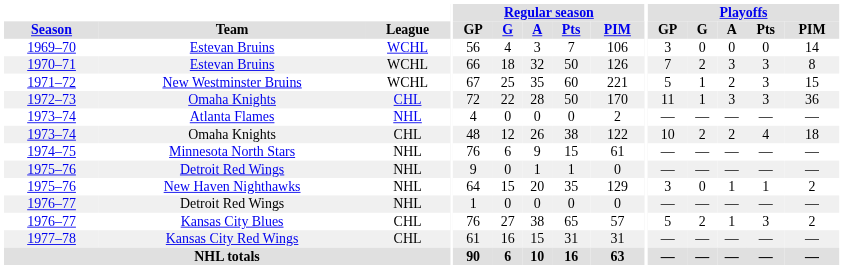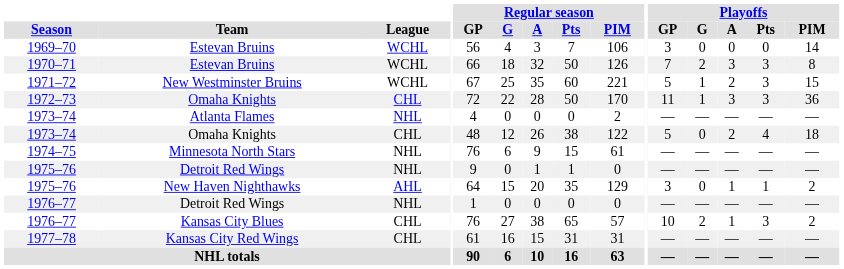(668, 134) 10 -> (668, 134) 5
(702, 134) 2 -> (702, 134) 0
(408, 186) NHL -> (408, 186) AHL
(668, 221) 5 -> (668, 221) 10
